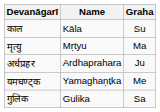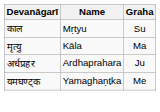(72, 28) Kāla -> (75, 28) Mṛtyu
(75, 46) Mṛtyu -> (72, 46) Kāla
- row: (17, 99)
